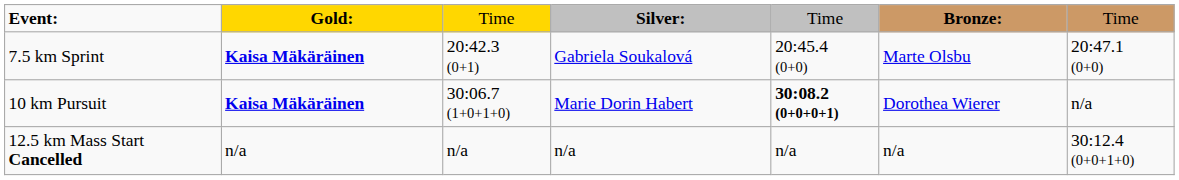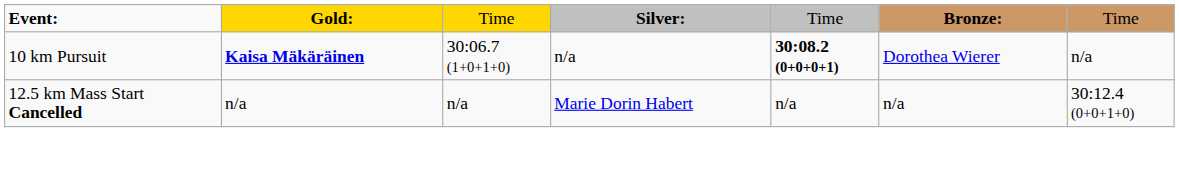- row: (56, 55)
(624, 103) Marie Dorin Habert -> (565, 55) n/a
(565, 150) n/a -> (624, 103) Marie Dorin Habert
